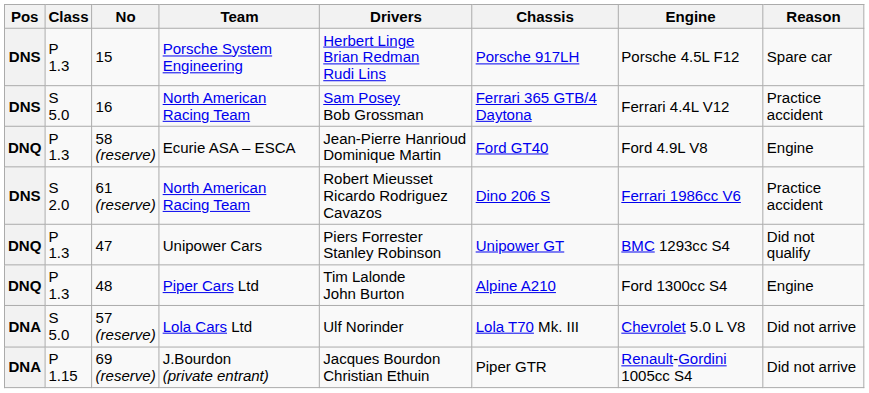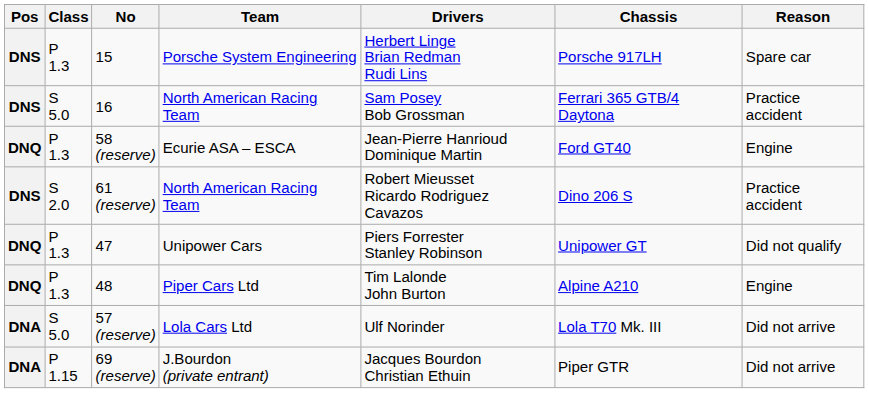- column: (691, 17)
